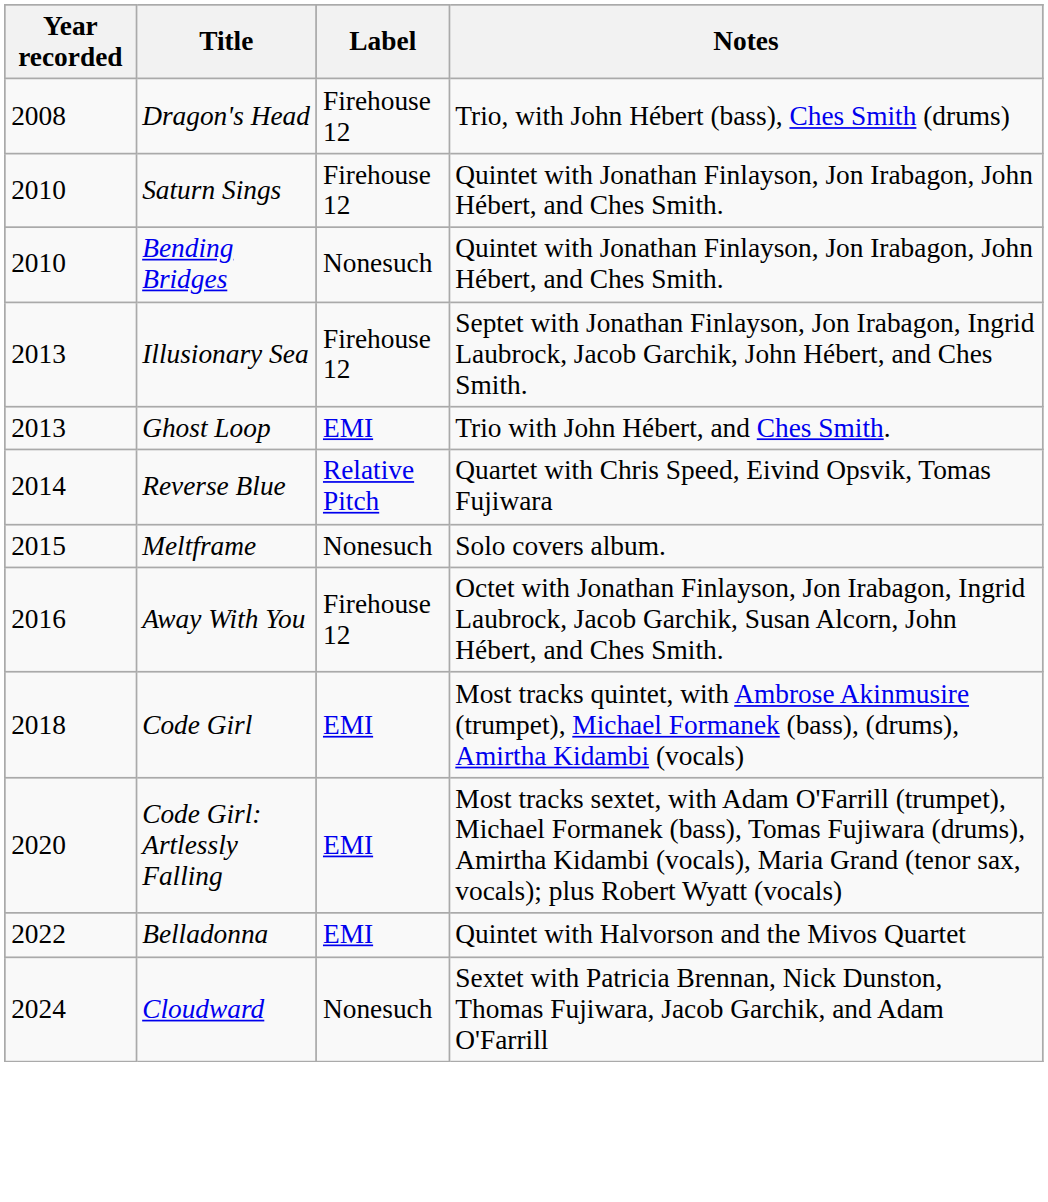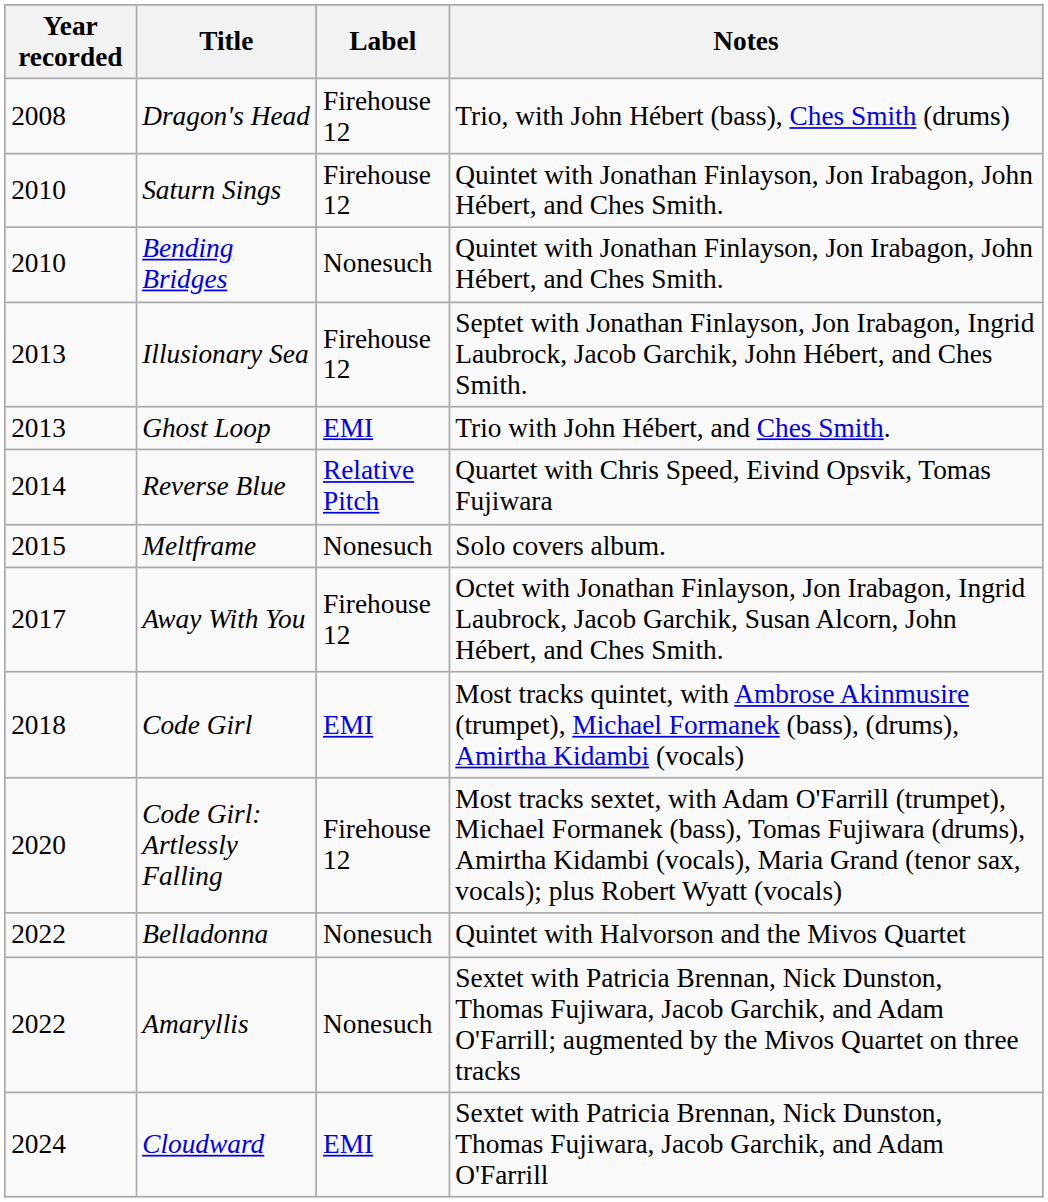(39, 619) 2016 -> (39, 619) 2017
(348, 844) EMI -> (377, 844) Firehouse 12
(348, 934) EMI -> (378, 934) Nonesuch
+ row: (195, 1023)
(378, 1008) Nonesuch -> (348, 1144) EMI
